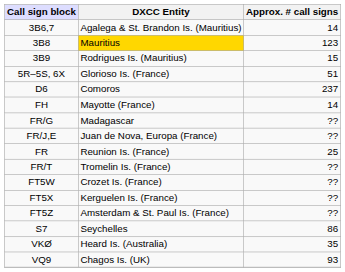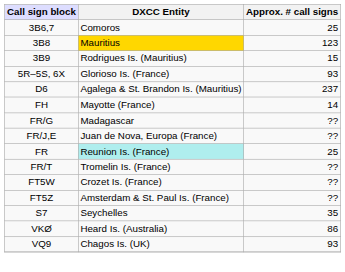(161, 27) Agalega & St. Brandon Is. (Mauritius) -> (100, 27) Comoros
(333, 27) 14 -> (333, 27) 25
(333, 74) 51 -> (333, 74) 93
(100, 89) Comoros -> (161, 89) Agalega & St. Brandon Is. (Mauritius)
(125, 151) no background -> (125, 151) paleturquoise background
- row: (41, 197)
(333, 228) 86 -> (333, 213) 35
(333, 244) 35 -> (333, 228) 86
